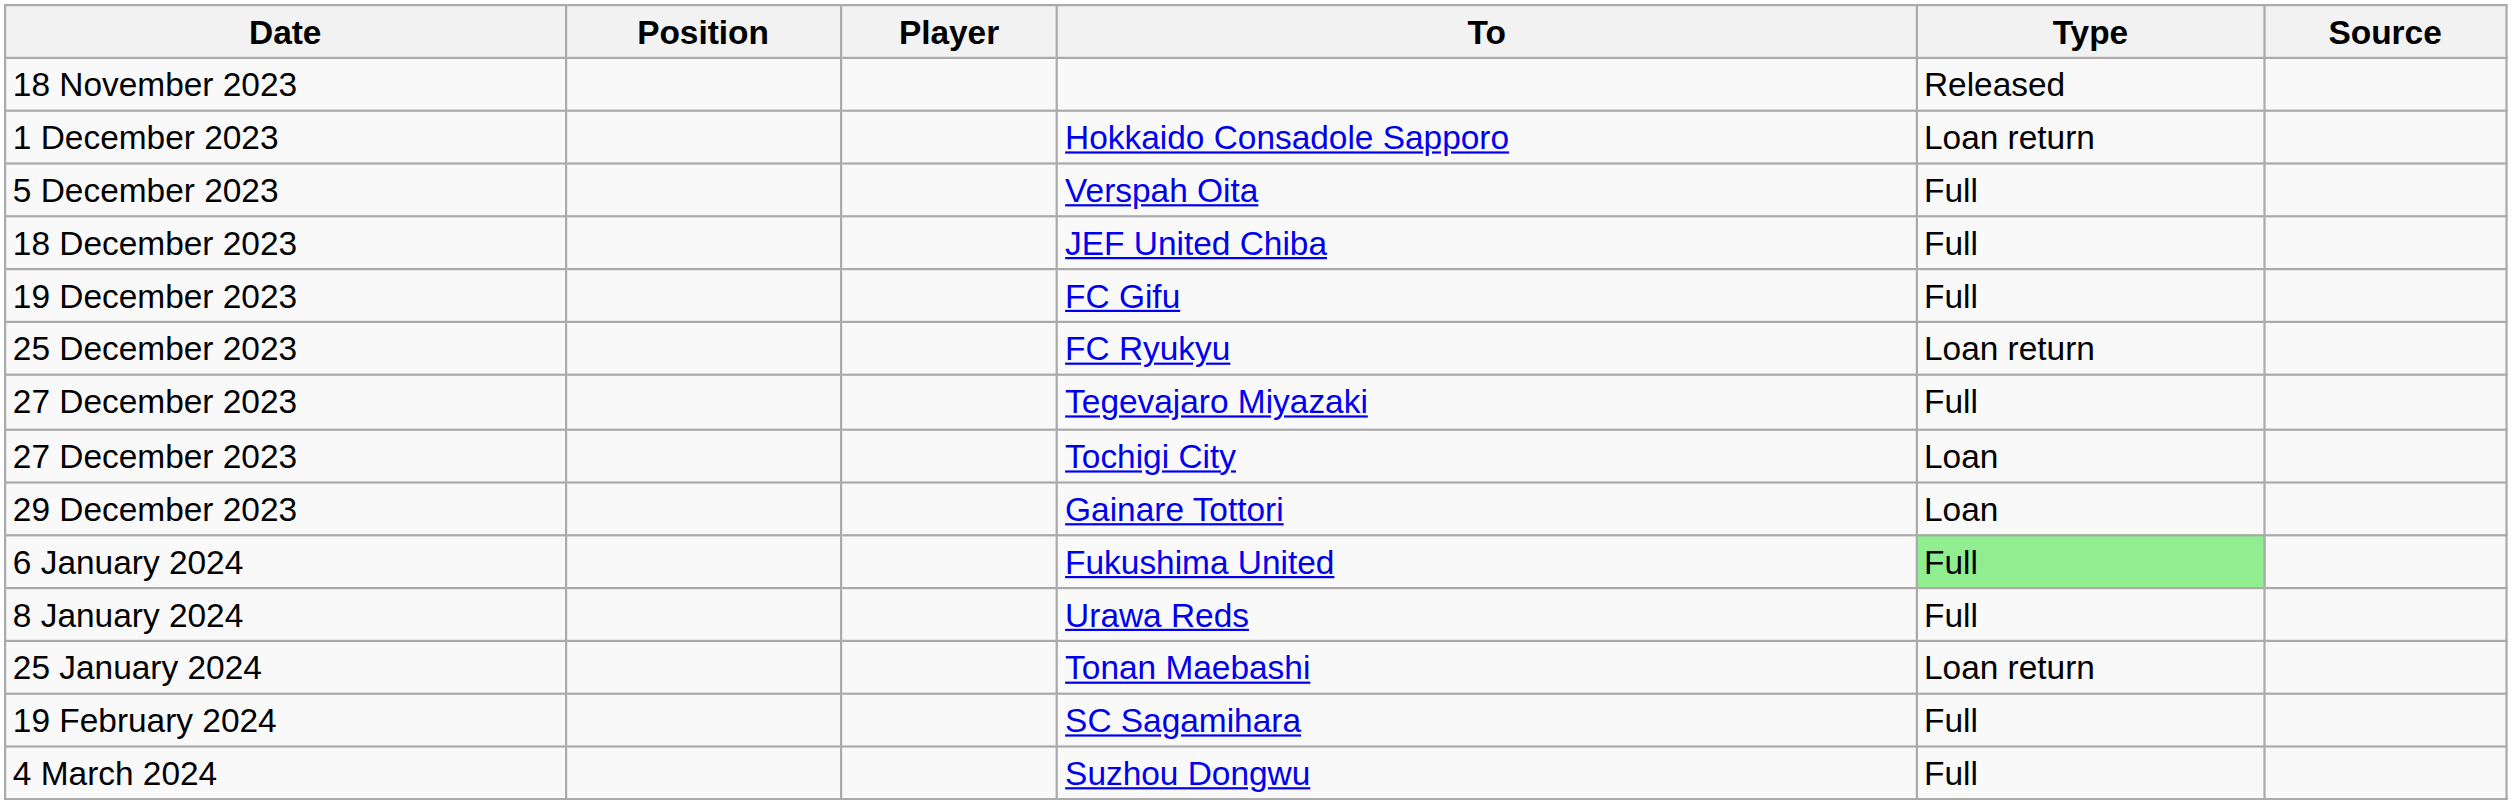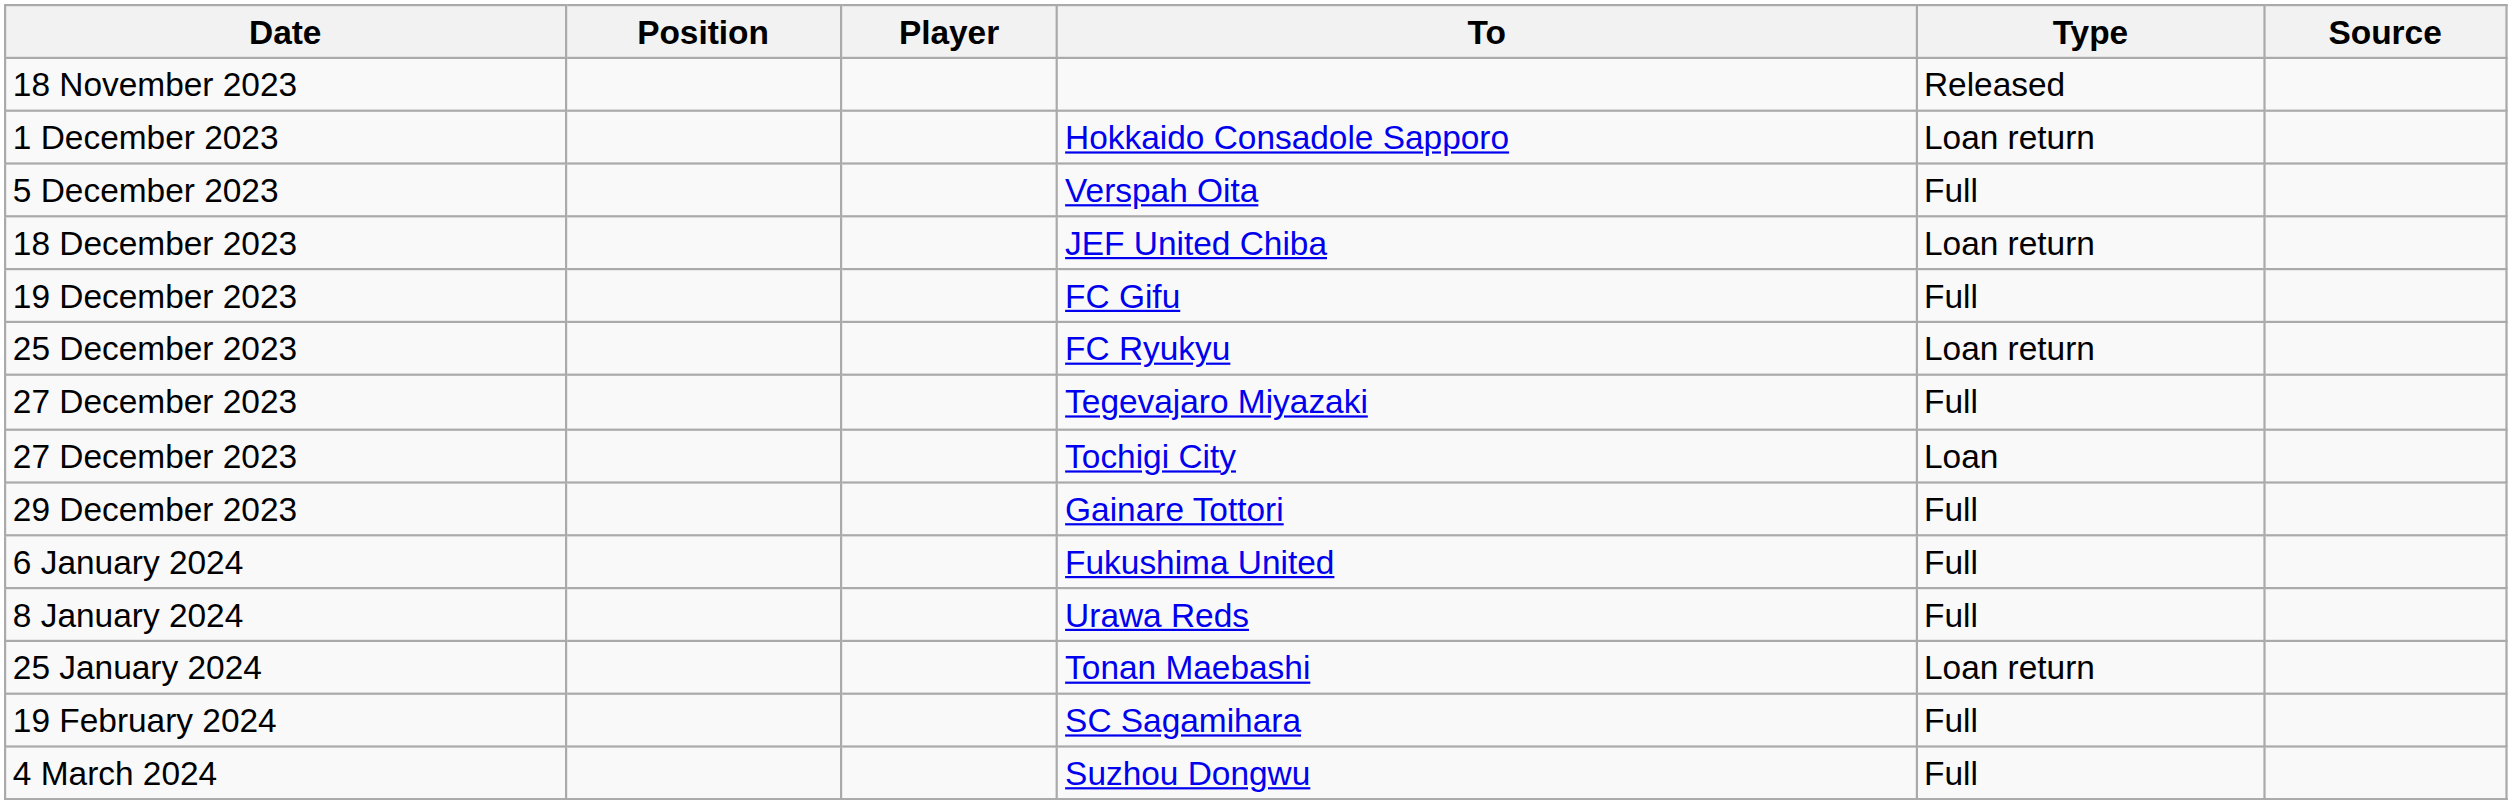(1951, 244) Full -> (2009, 244) Loan return
(1961, 508) Loan -> (1951, 508) Full
(1951, 561) lightgreen background -> (1951, 561) no background
